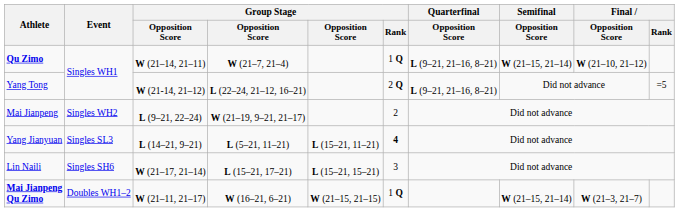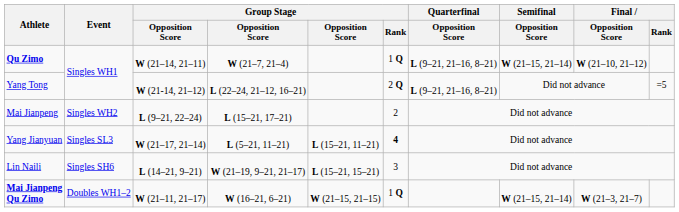(258, 118) W (21–19, 9–21, 21–17) -> (258, 118) L (15–21, 17–21)
(170, 145) L (14–21, 9–21) -> (170, 145) W (21–17, 21–14)
(170, 172) W (21–17, 21–14) -> (170, 172) L (14–21, 9–21)
(258, 172) L (15–21, 17–21) -> (258, 172) W (21–19, 9–21, 21–17)
